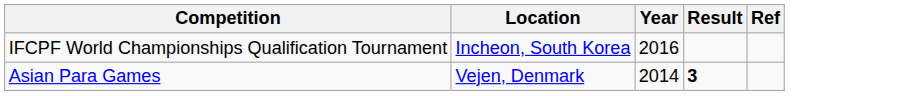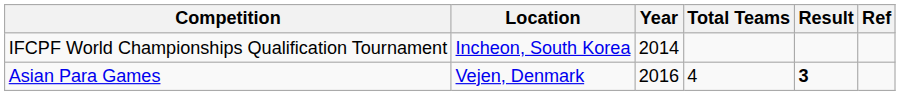+ column: (739, 18)
(659, 47) 2016 -> (659, 47) 2014
(659, 76) 2014 -> (659, 76) 2016
